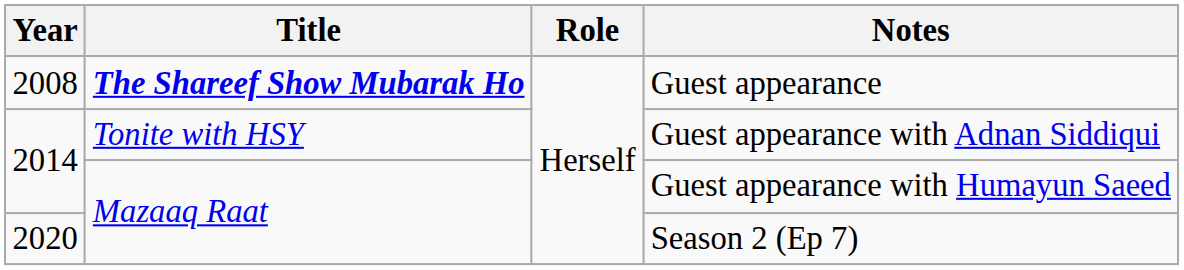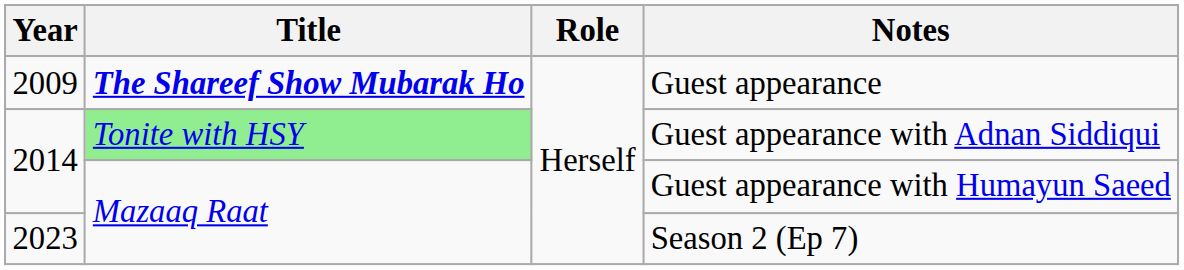(45, 82) 2008 -> (45, 82) 2009
(198, 133) no background -> (198, 133) lightgreen background
(45, 237) 2020 -> (45, 237) 2023
